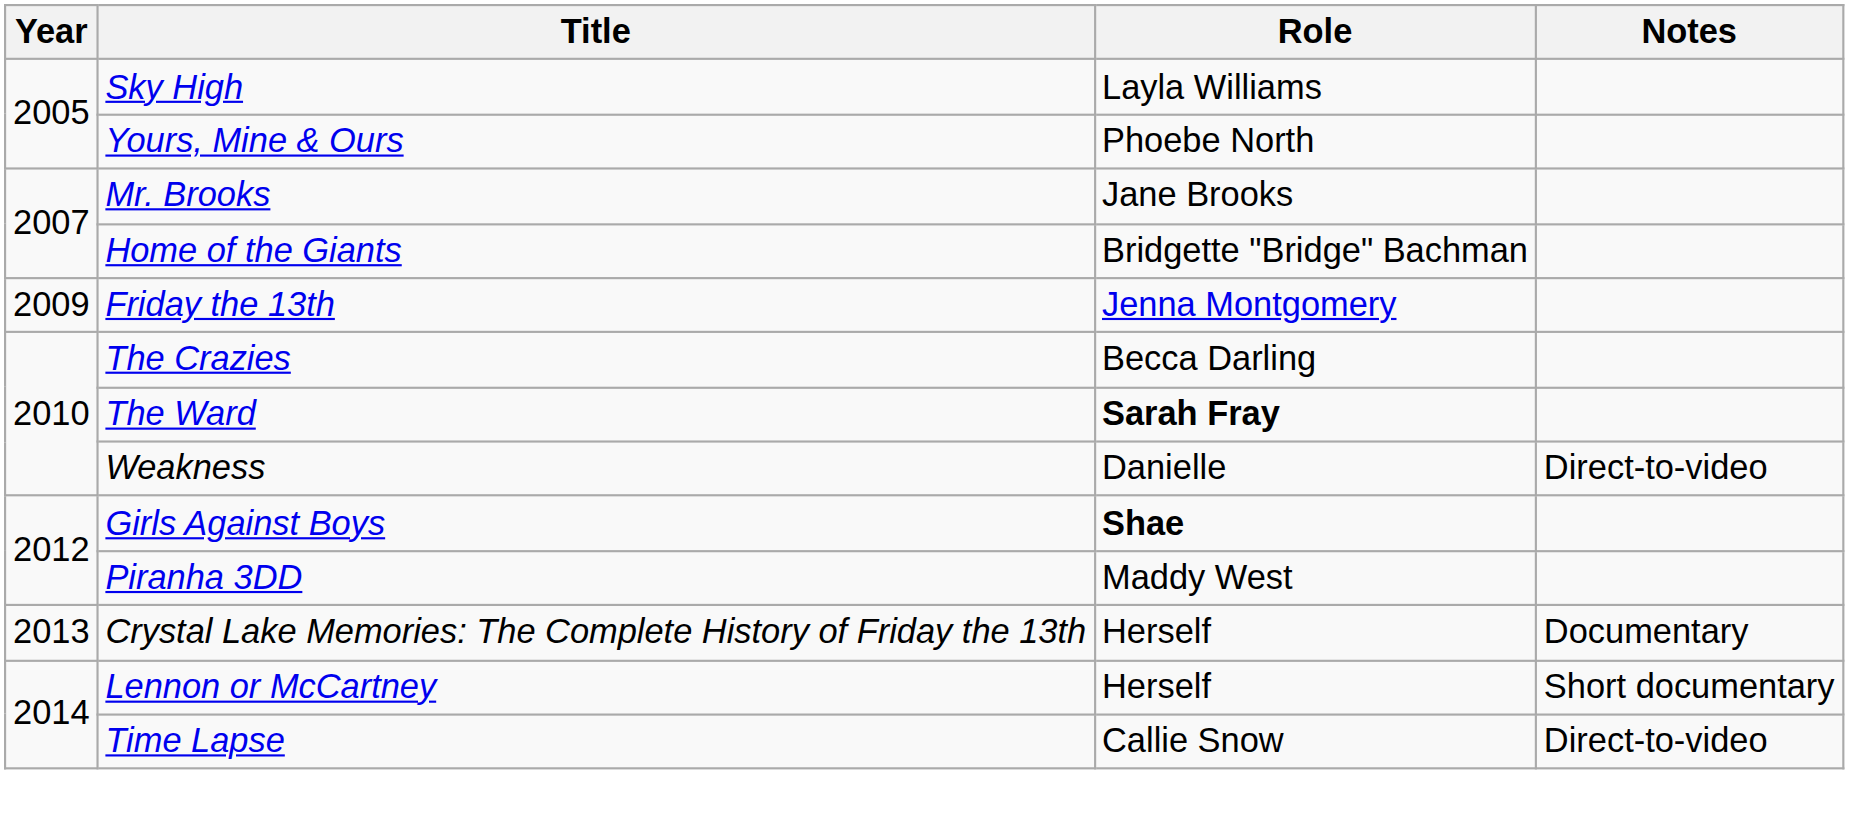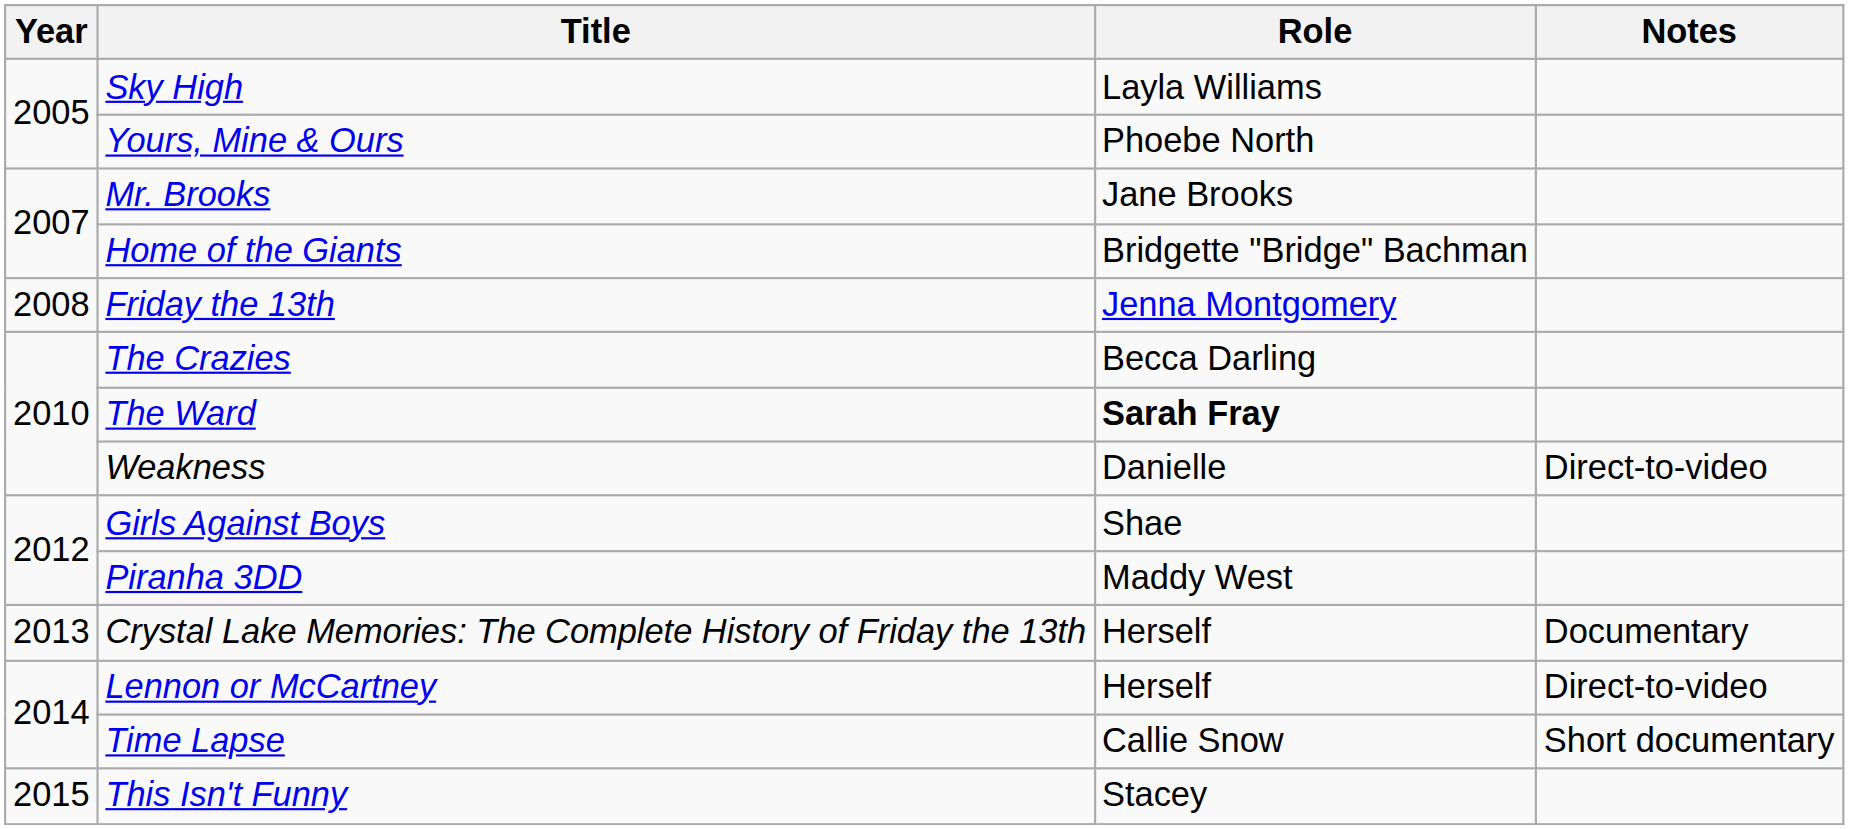(51, 304) 2009 -> (51, 304) 2008
(1143, 522) bold -> (1142, 522) normal
(1689, 686) Short documentary -> (1656, 686) Direct-to-video
(1656, 741) Direct-to-video -> (1689, 741) Short documentary
+ row: (226, 795)
